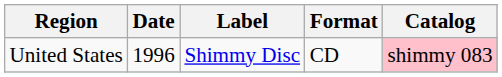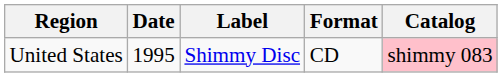(154, 54) 1996 -> (154, 54) 1995
